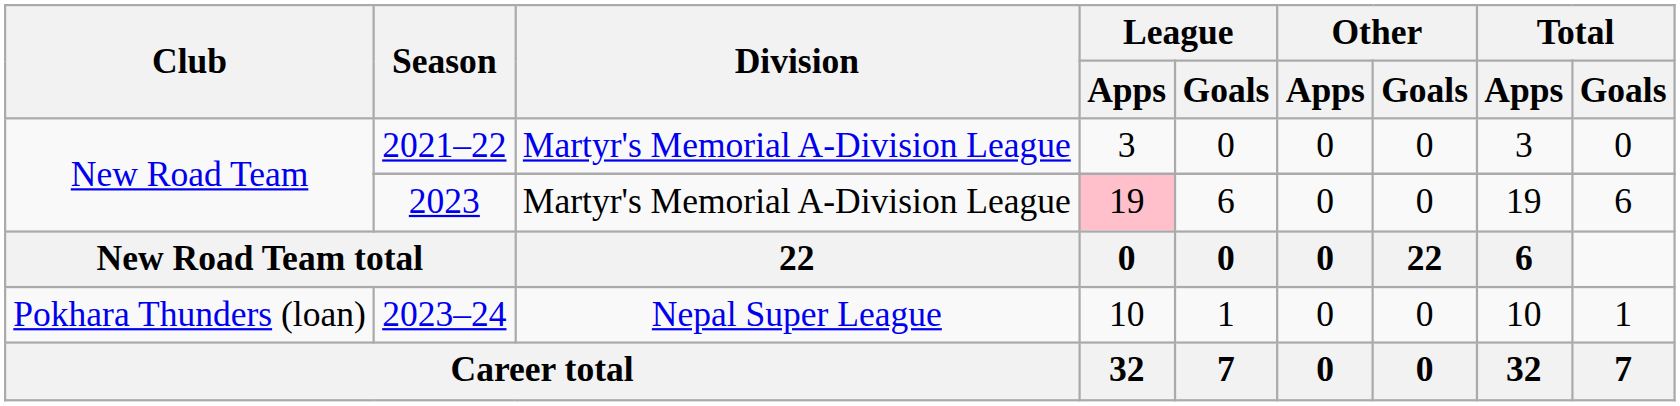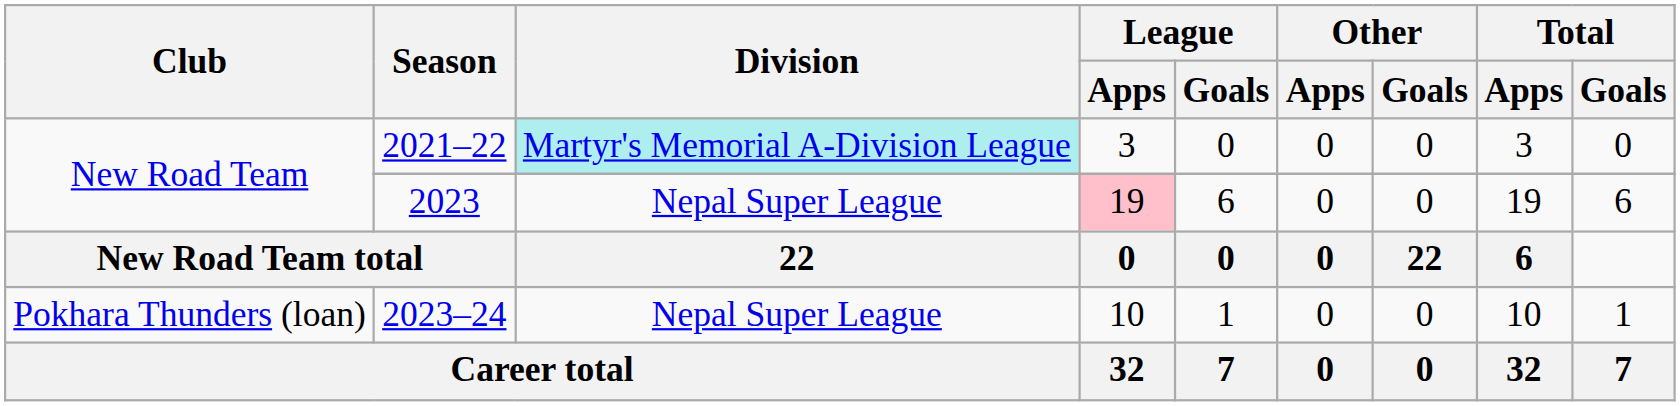(797, 145) no background -> (797, 145) paleturquoise background
(797, 201) Martyr's Memorial A-Division League -> (797, 201) Nepal Super League
